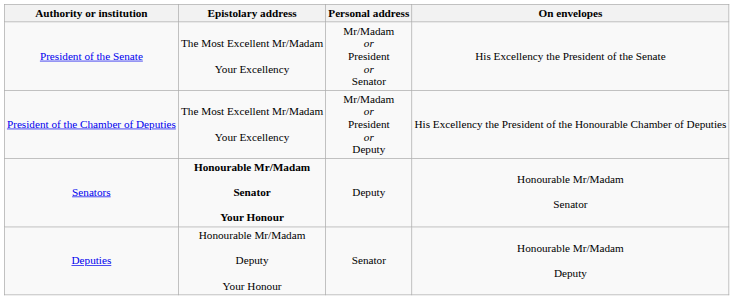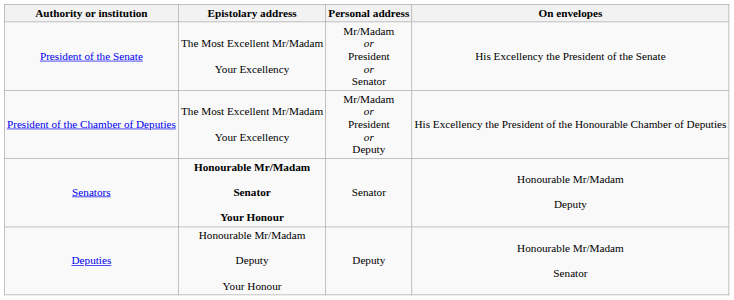(369, 192) Deputy -> (369, 192) Senator
(570, 192) Honourable Mr/Madam Senator -> (570, 192) Honourable Mr/Madam Deputy
(369, 260) Senator -> (369, 260) Deputy
(570, 260) Honourable Mr/Madam Deputy -> (570, 260) Honourable Mr/Madam Senator
